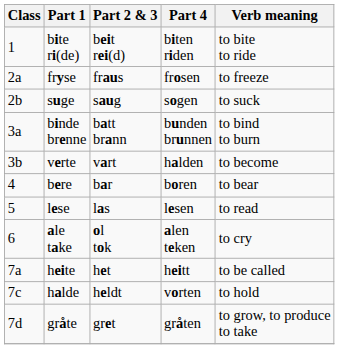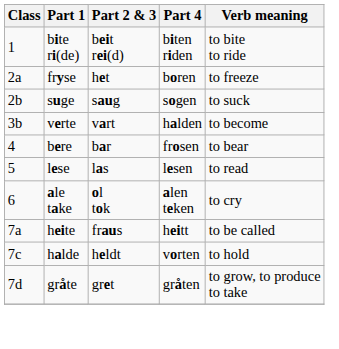(108, 77) fraus -> (101, 77) het
(182, 77) frosen -> (179, 77) boren
- row: (67, 131)
(180, 185) boren -> (181, 146) frosen
(102, 270) het -> (107, 231) fraus
